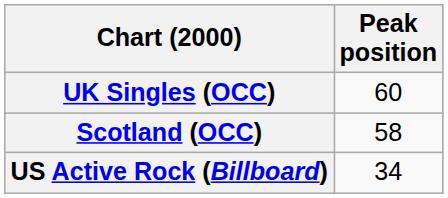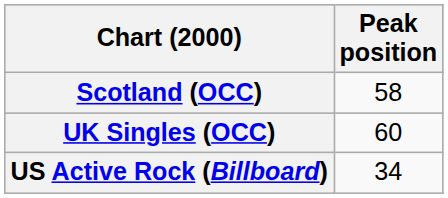rows swapped: (169, 132) <-> (169, 92)
